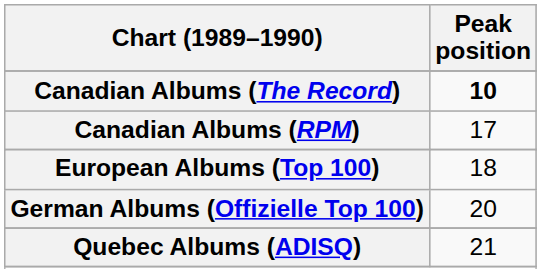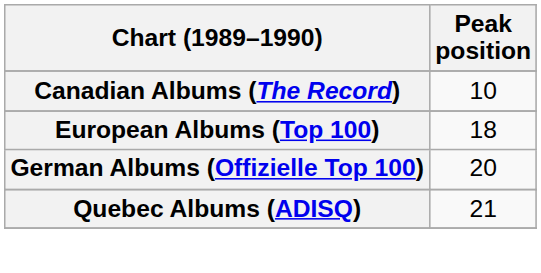(483, 90) bold -> (483, 90) normal
- row: (217, 129)
